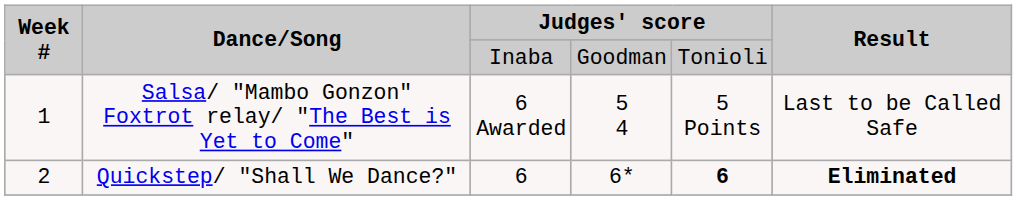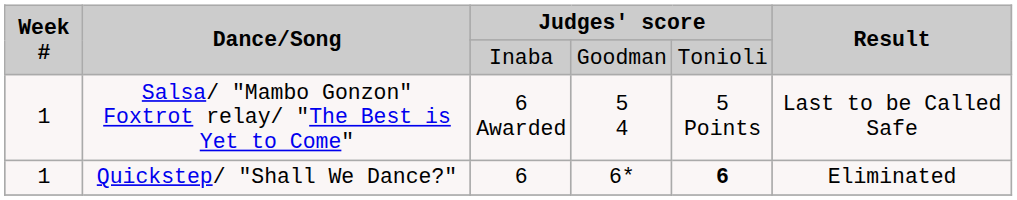(44, 177) 2 -> (44, 177) 1
(892, 177) bold -> (892, 177) normal
